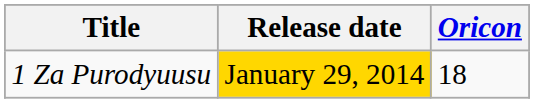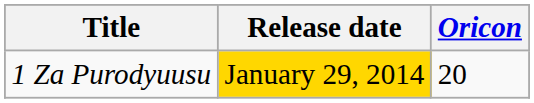(452, 73) 18 -> (452, 73) 20
